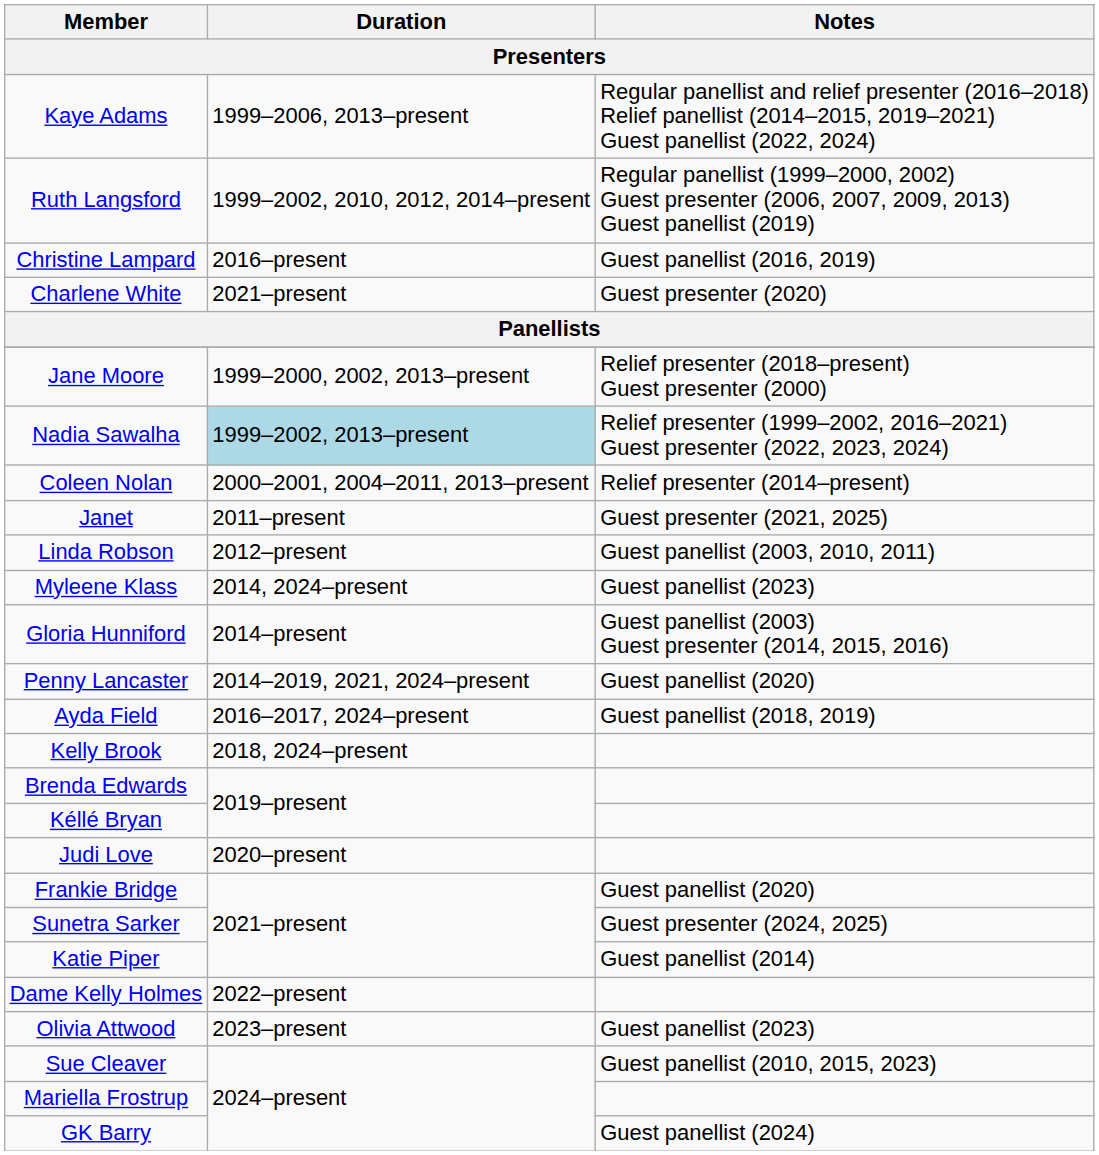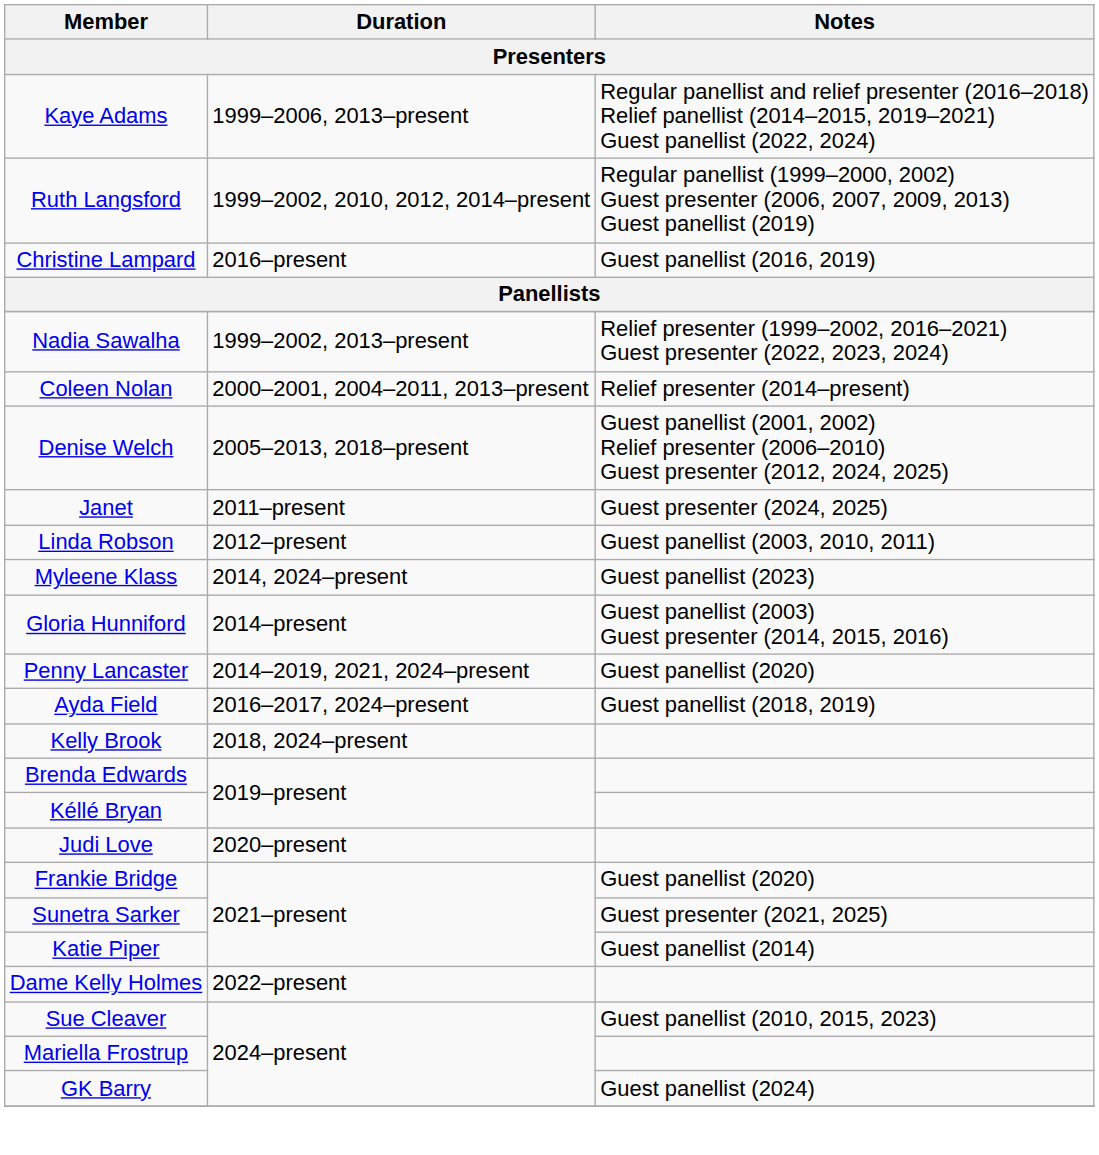- row: (106, 294)
- row: (106, 376)
(340, 435) lightblue background -> (340, 341) no background
+ row: (106, 447)
(744, 517) Guest presenter (2021, 2025) -> (744, 507) Guest presenter (2024, 2025)
(744, 924) Guest presenter (2024, 2025) -> (744, 914) Guest presenter (2021, 2025)
- row: (106, 1028)
